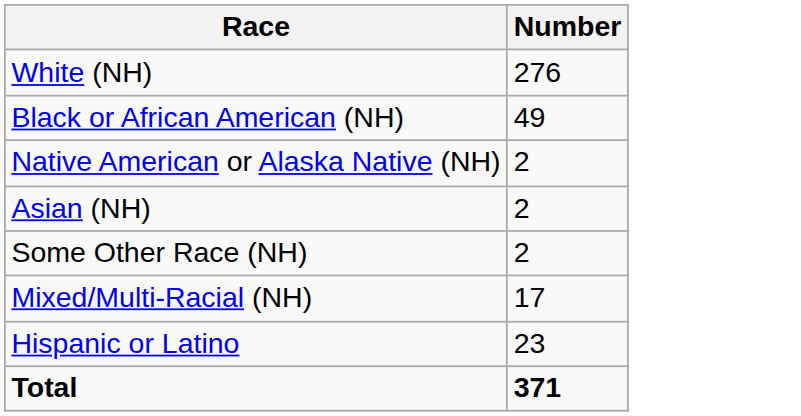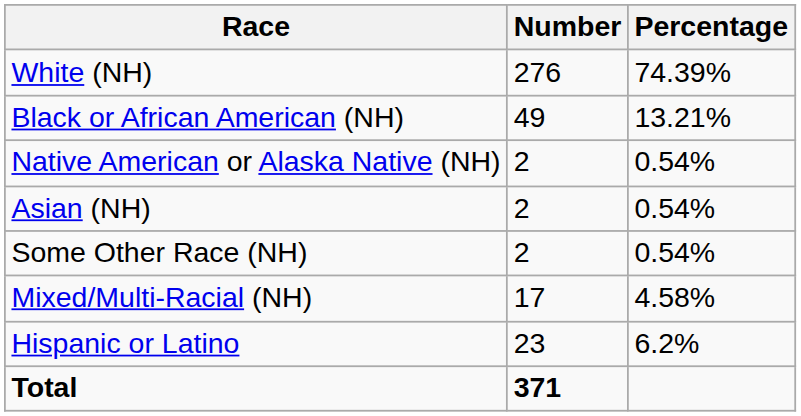+ column: (711, 27)
